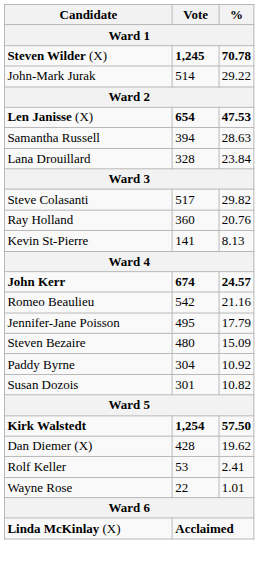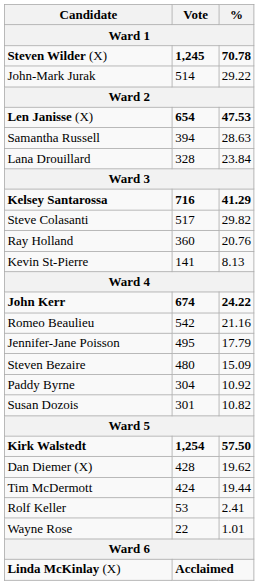+ row: (57, 199)
(236, 281) 24.57 -> (236, 302) 24.22
+ row: (50, 487)
